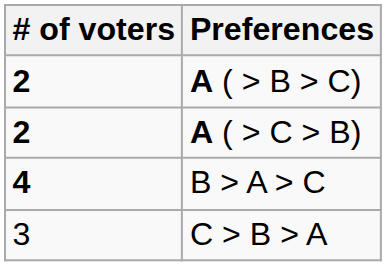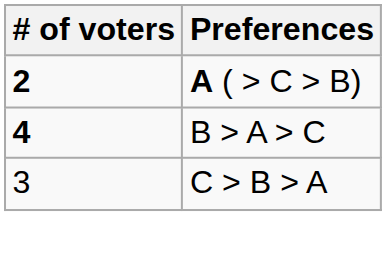- row: (276, 81)
